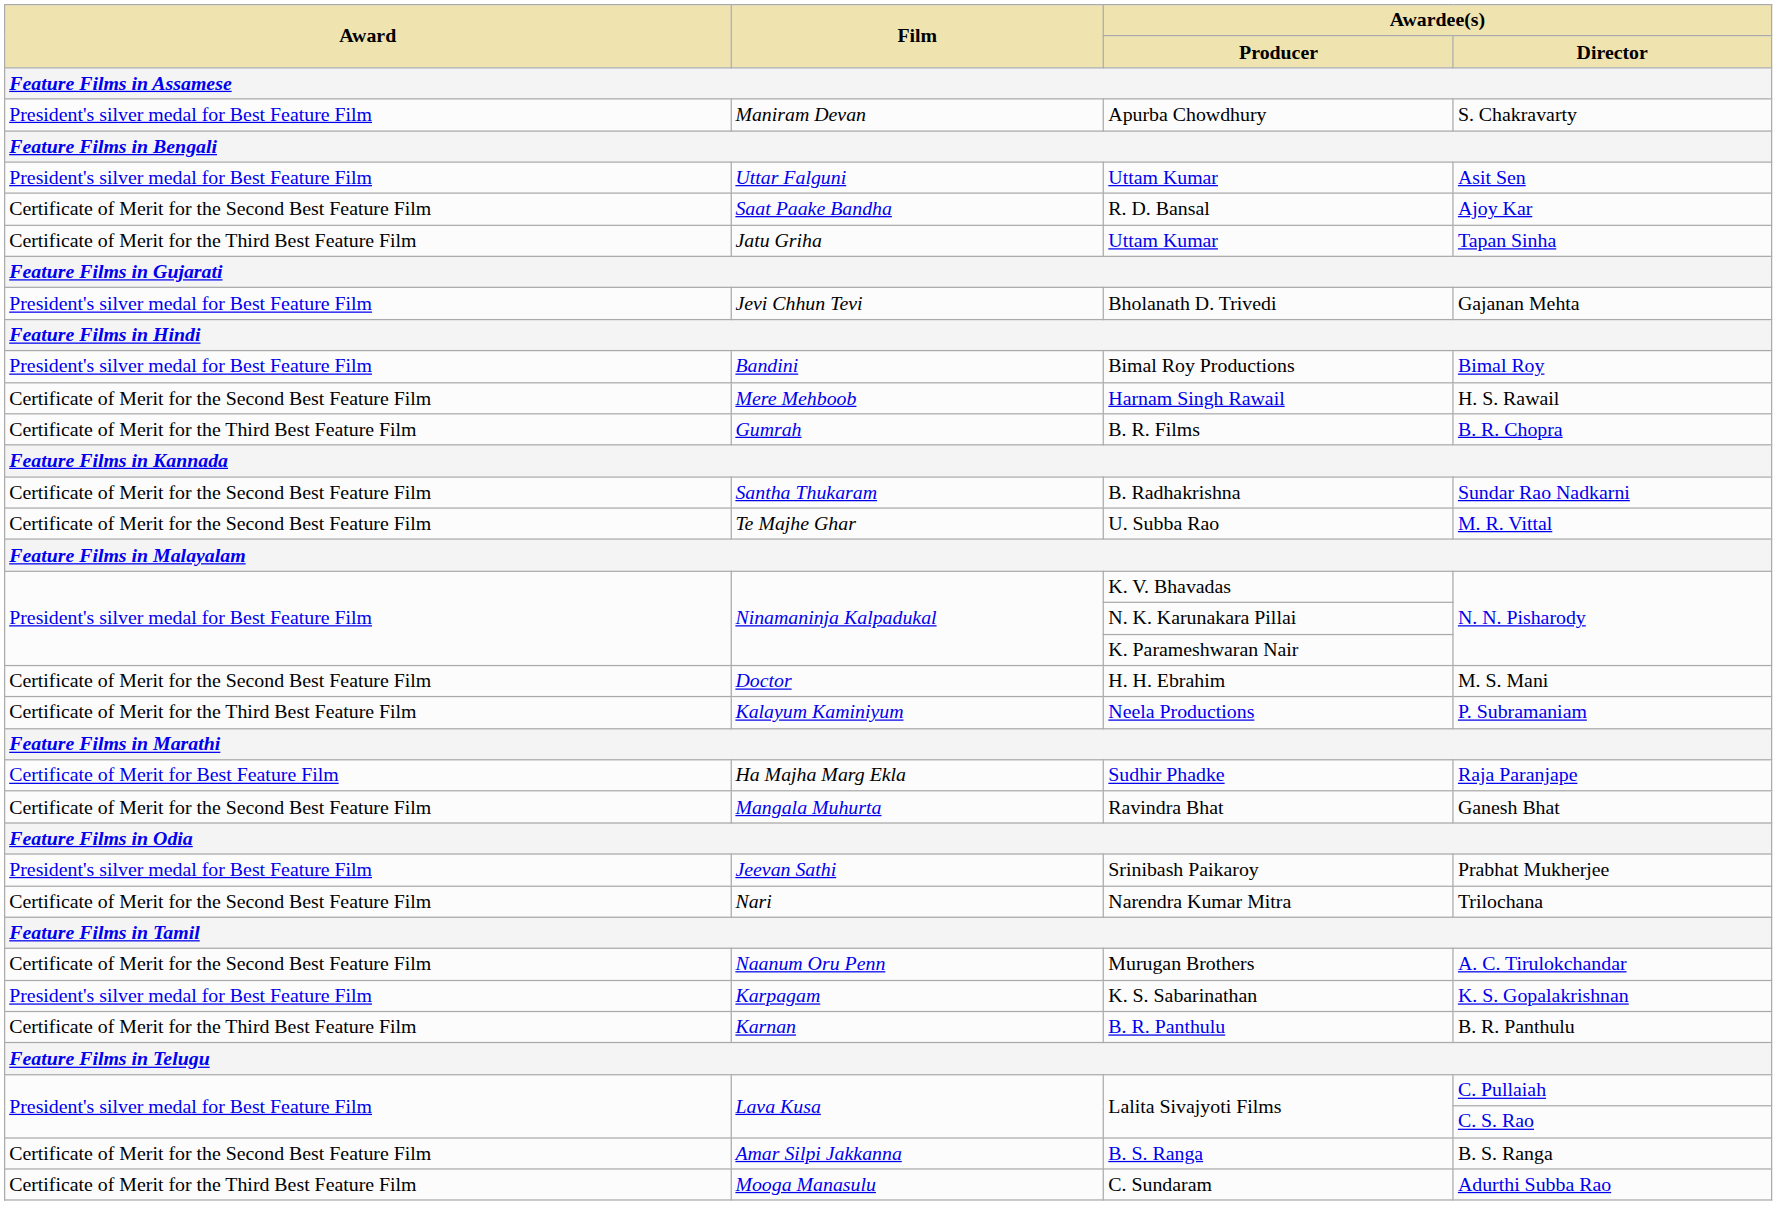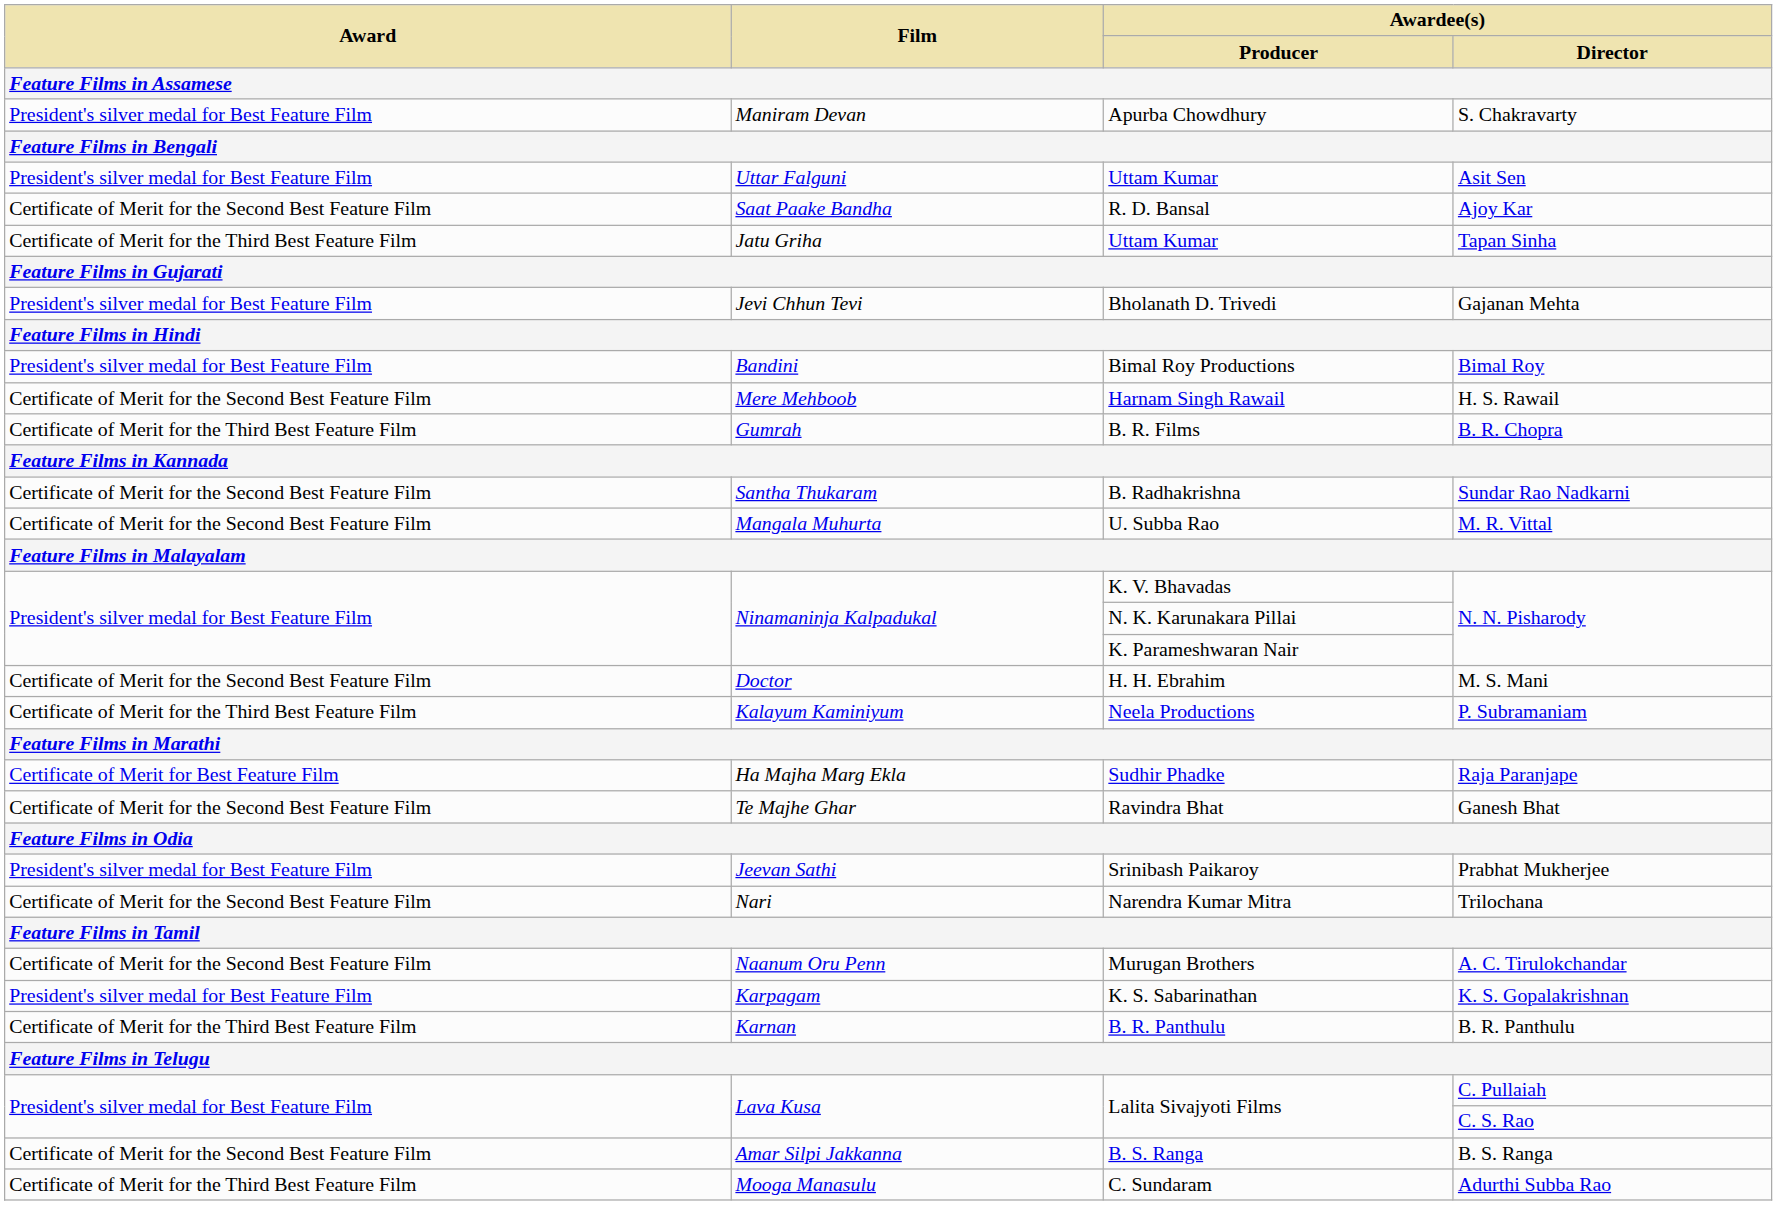(796, 523) Te Majhe Ghar -> (808, 523) Mangala Muhurta
(808, 806) Mangala Muhurta -> (796, 806) Te Majhe Ghar
